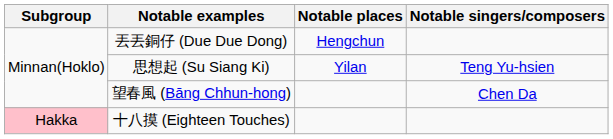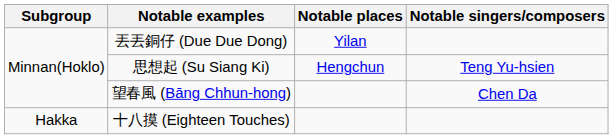(350, 41) Hengchun -> (350, 41) Yilan
(350, 67) Yilan -> (350, 67) Hengchun
(56, 120) pink background -> (56, 120) no background
